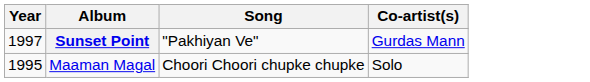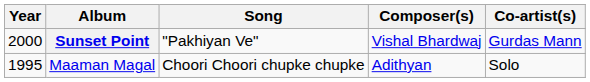+ column: (427, 16)
(25, 41) 1997 -> (25, 41) 2000
